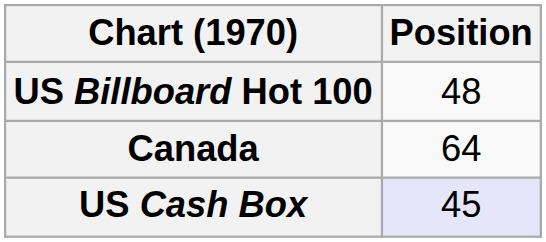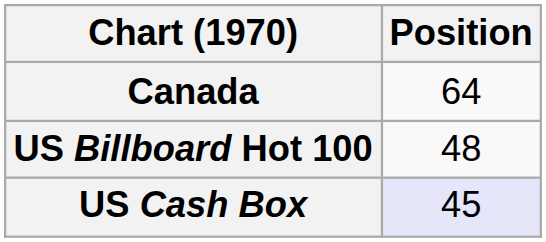rows swapped: (193, 148) <-> (193, 90)
